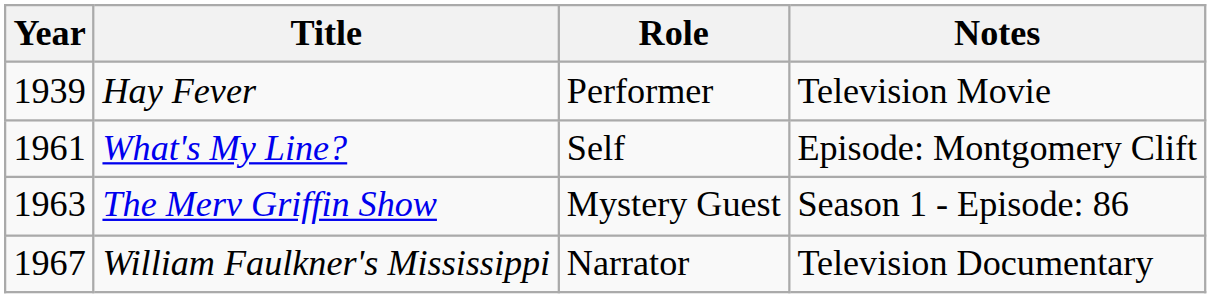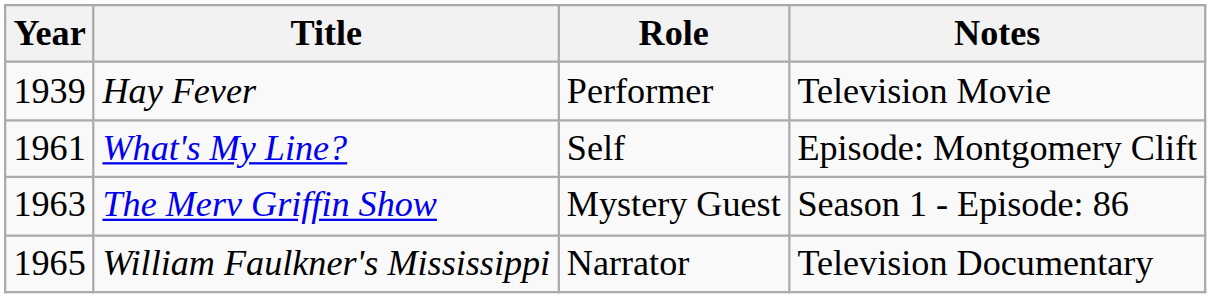(50, 262) 1967 -> (50, 262) 1965
